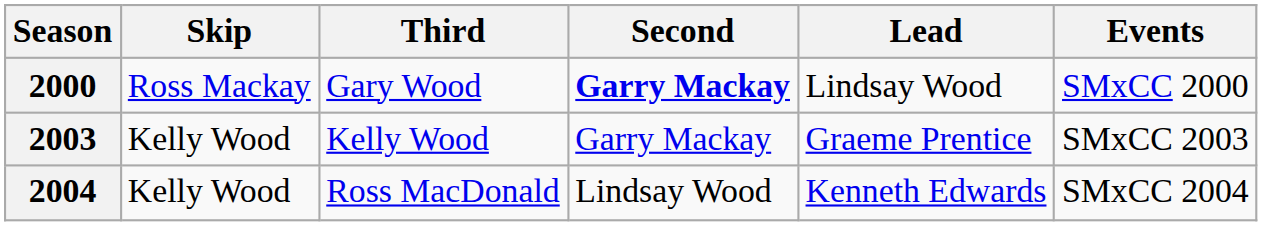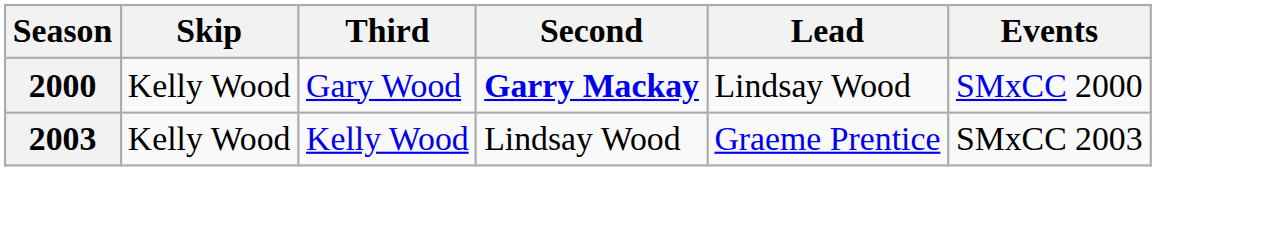(219, 84) Ross Mackay -> (209, 84) Kelly Wood
(673, 138) Garry Mackay -> (582, 138) Lindsay Wood
- row: (63, 191)
